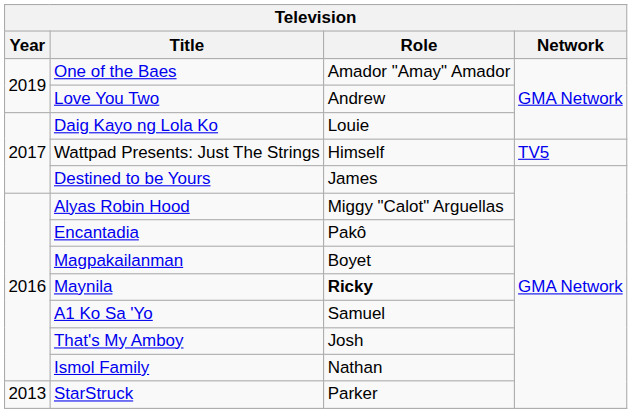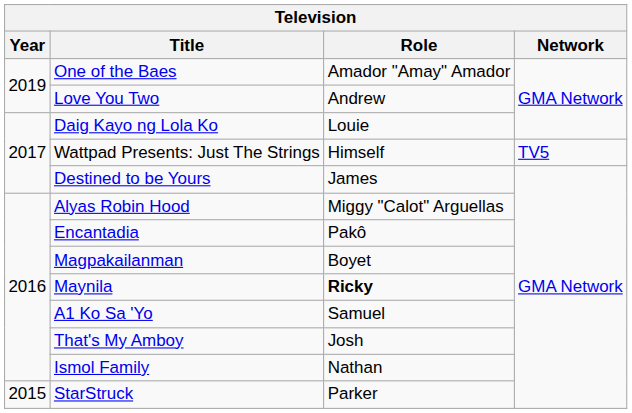(27, 394) 2013 -> (27, 394) 2015
